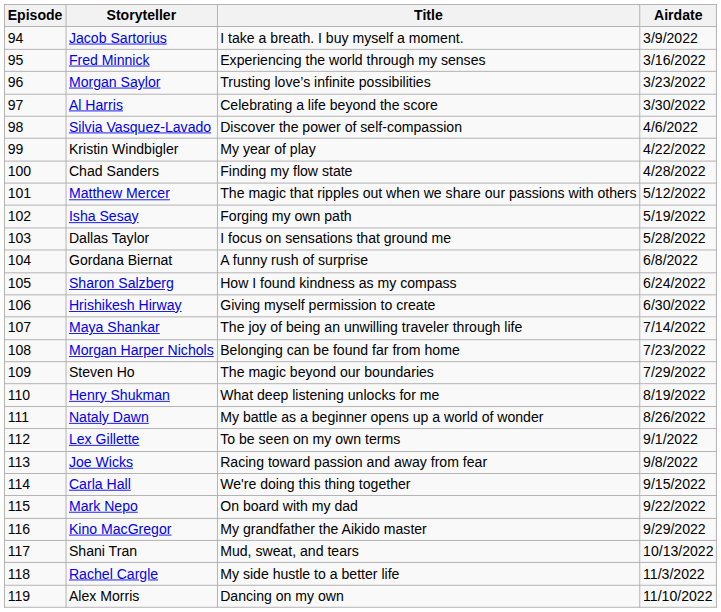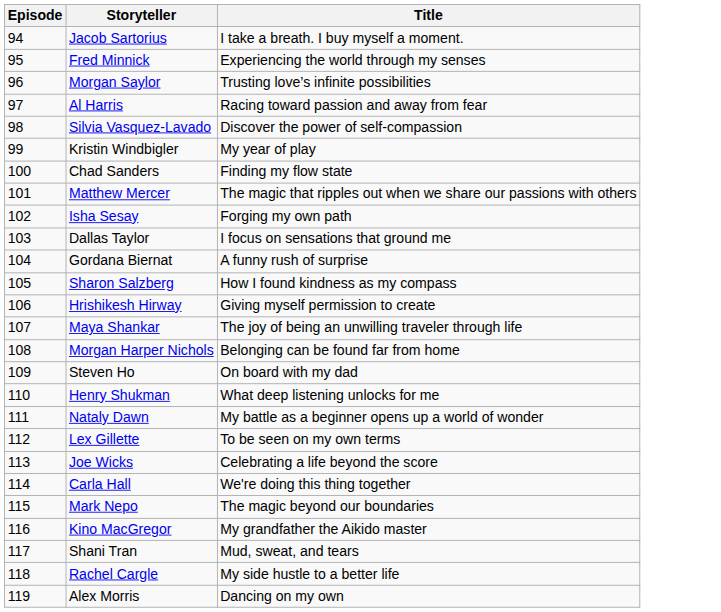- column: (678, 15)
(329, 104) Celebrating a life beyond the score -> (354, 104) Racing toward passion and away from fear
(327, 372) The magic beyond our boundaries -> (289, 372) On board with my dad
(354, 462) Racing toward passion and away from fear -> (329, 462) Celebrating a life beyond the score
(289, 506) On board with my dad -> (327, 506) The magic beyond our boundaries
